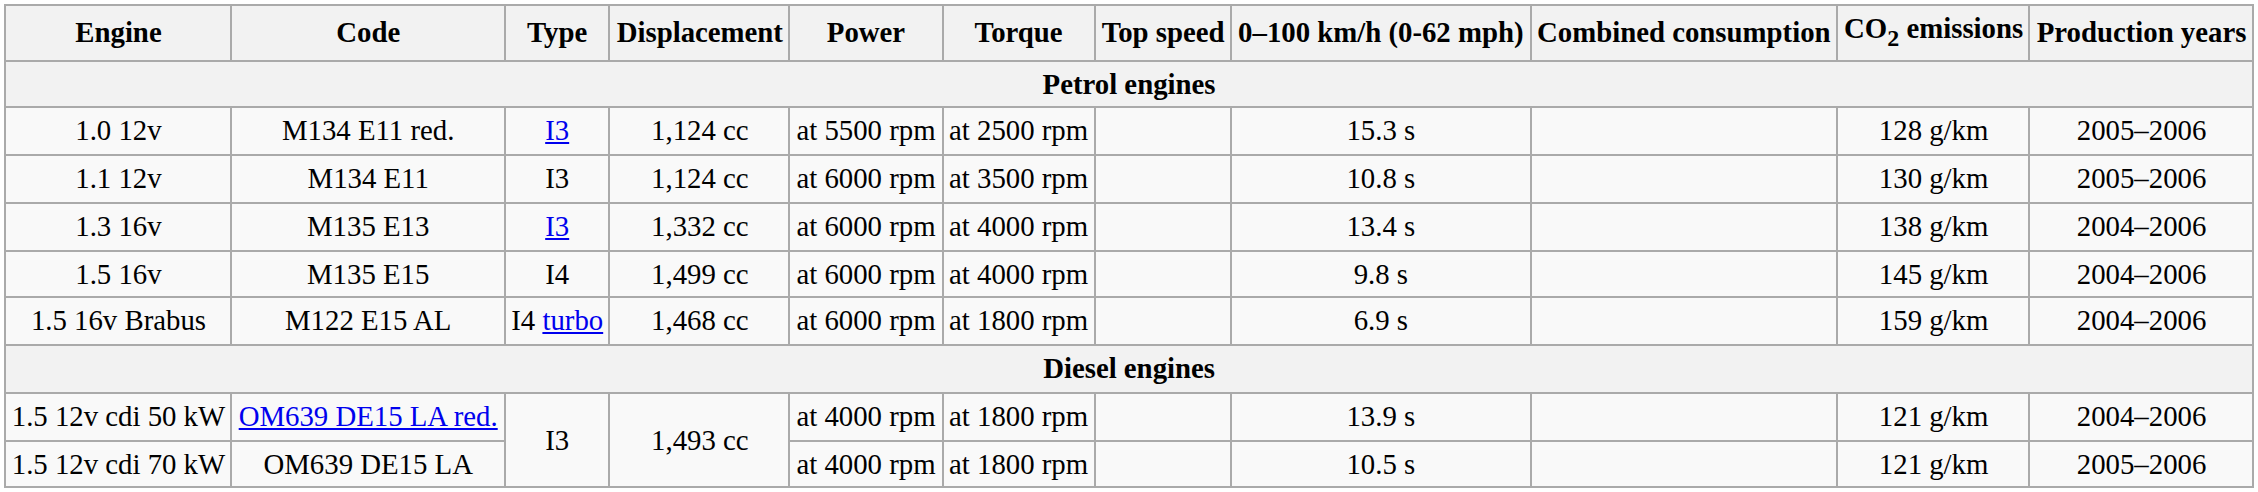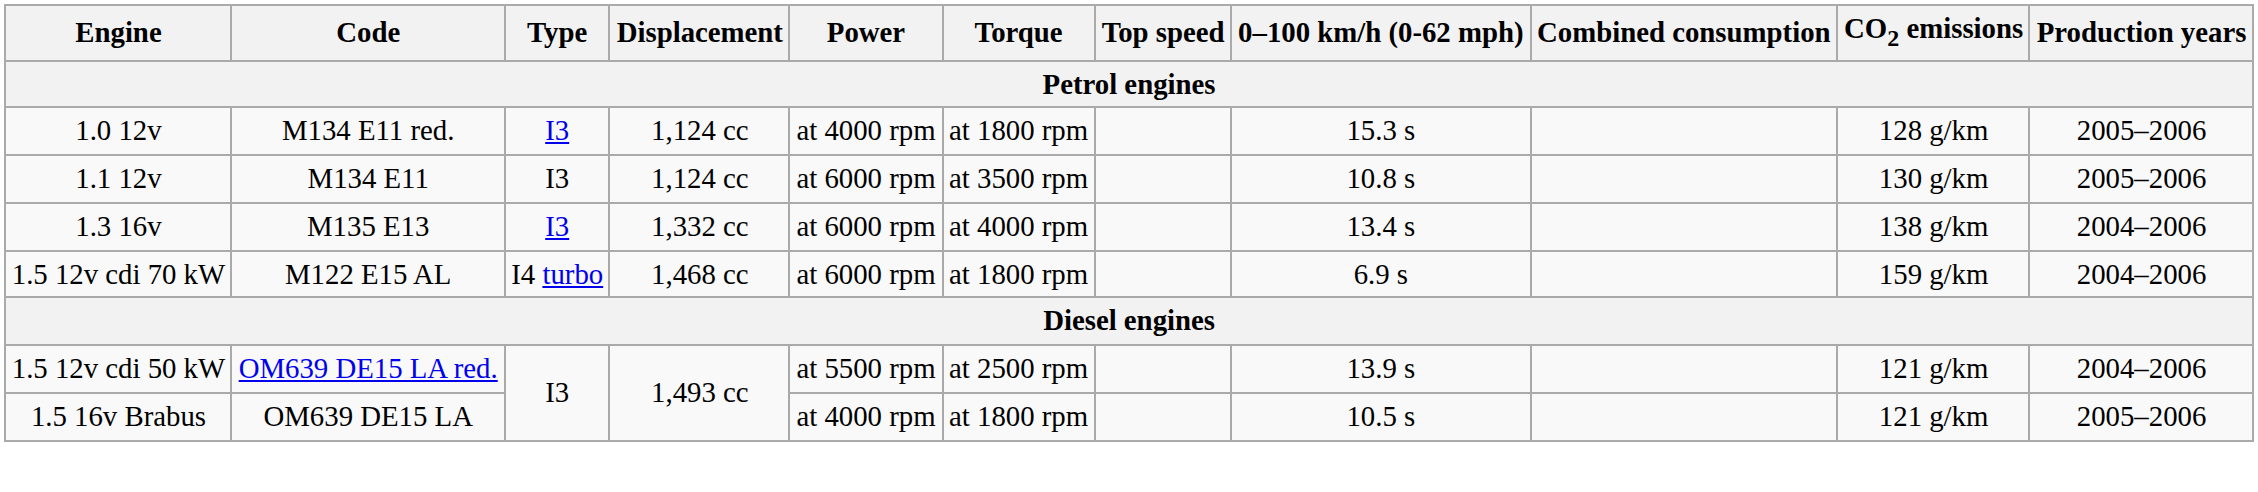(866, 131) at 5500 rpm -> (866, 131) at 4000 rpm
(1019, 131) at 2500 rpm -> (1019, 131) at 1800 rpm
- row: (368, 273)
(118, 321) 1.5 16v Brabus -> (118, 273) 1.5 12v cdi 70 kW
(866, 416) at 4000 rpm -> (866, 368) at 5500 rpm
(1019, 416) at 1800 rpm -> (1019, 368) at 2500 rpm
(118, 463) 1.5 12v cdi 70 kW -> (118, 416) 1.5 16v Brabus
